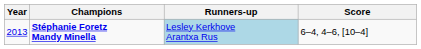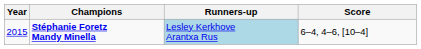(17, 32) 2013 -> (17, 32) 2015
